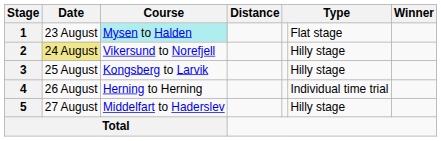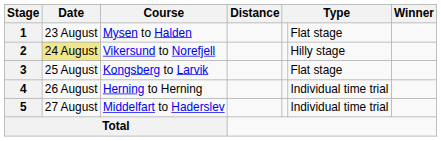(147, 32) paleturquoise background -> (147, 32) no background
(318, 70) Hilly stage -> (316, 70) Flat stage
(318, 107) Hilly stage -> (339, 107) Individual time trial
